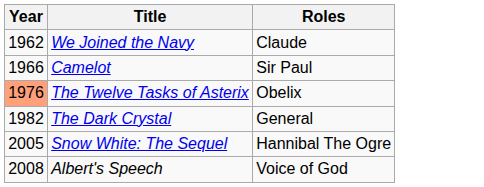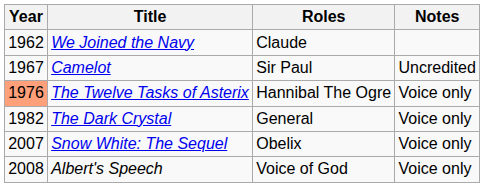+ column: (437, 17)
(26, 67) 1966 -> (26, 67) 1967
(279, 93) Obelix -> (324, 93) Hannibal The Ogre
(26, 144) 2005 -> (26, 144) 2007
(324, 144) Hannibal The Ogre -> (279, 144) Obelix
